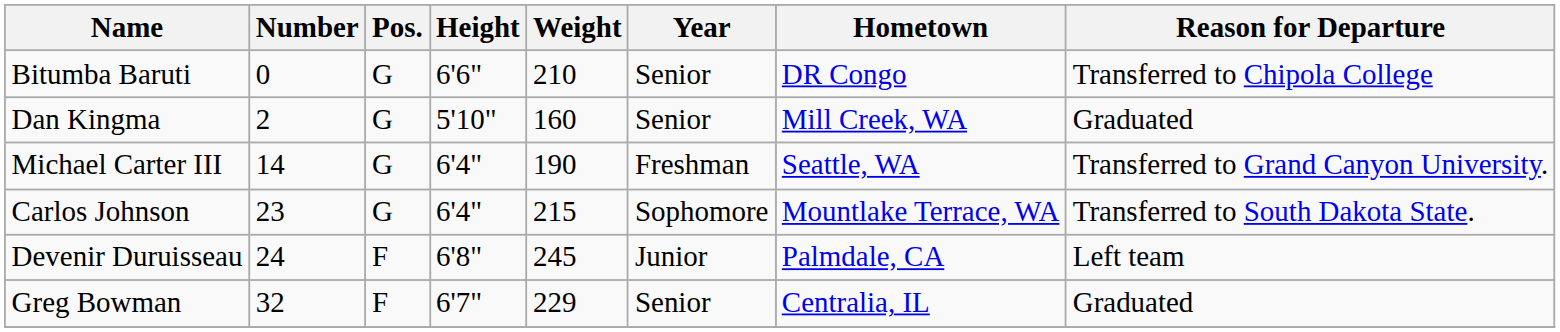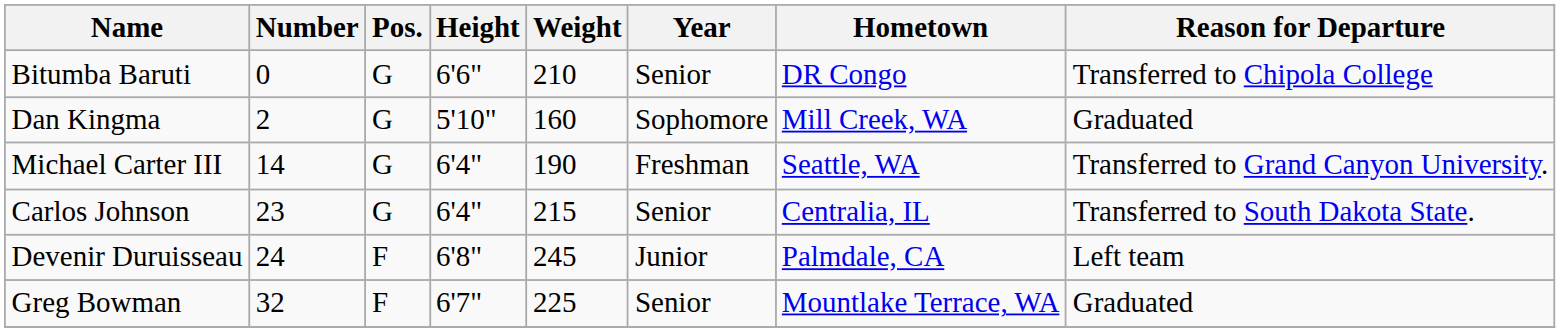(673, 119) Senior -> (702, 119) Sophomore
(702, 211) Sophomore -> (673, 211) Senior
(921, 211) Mountlake Terrace, WA -> (856, 211) Centralia, IL
(555, 303) 229 -> (555, 303) 225
(856, 303) Centralia, IL -> (921, 303) Mountlake Terrace, WA
